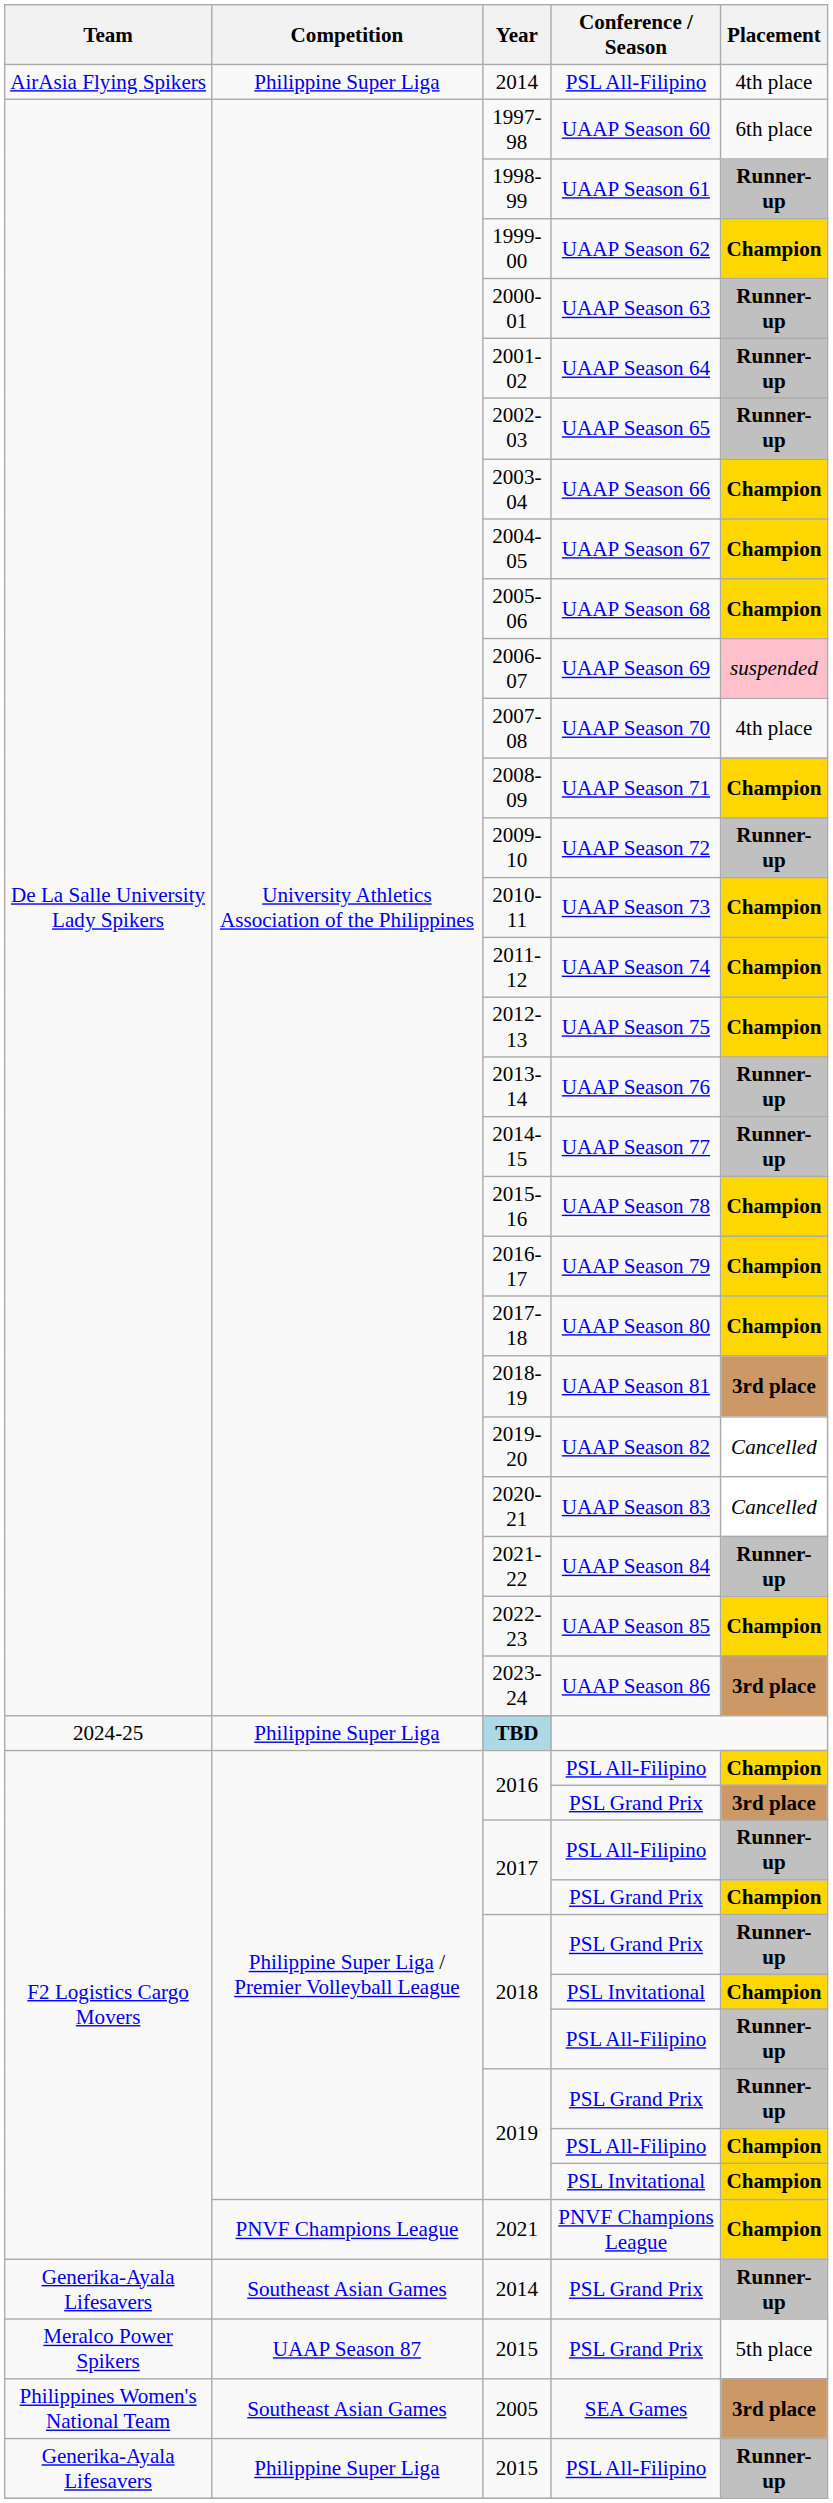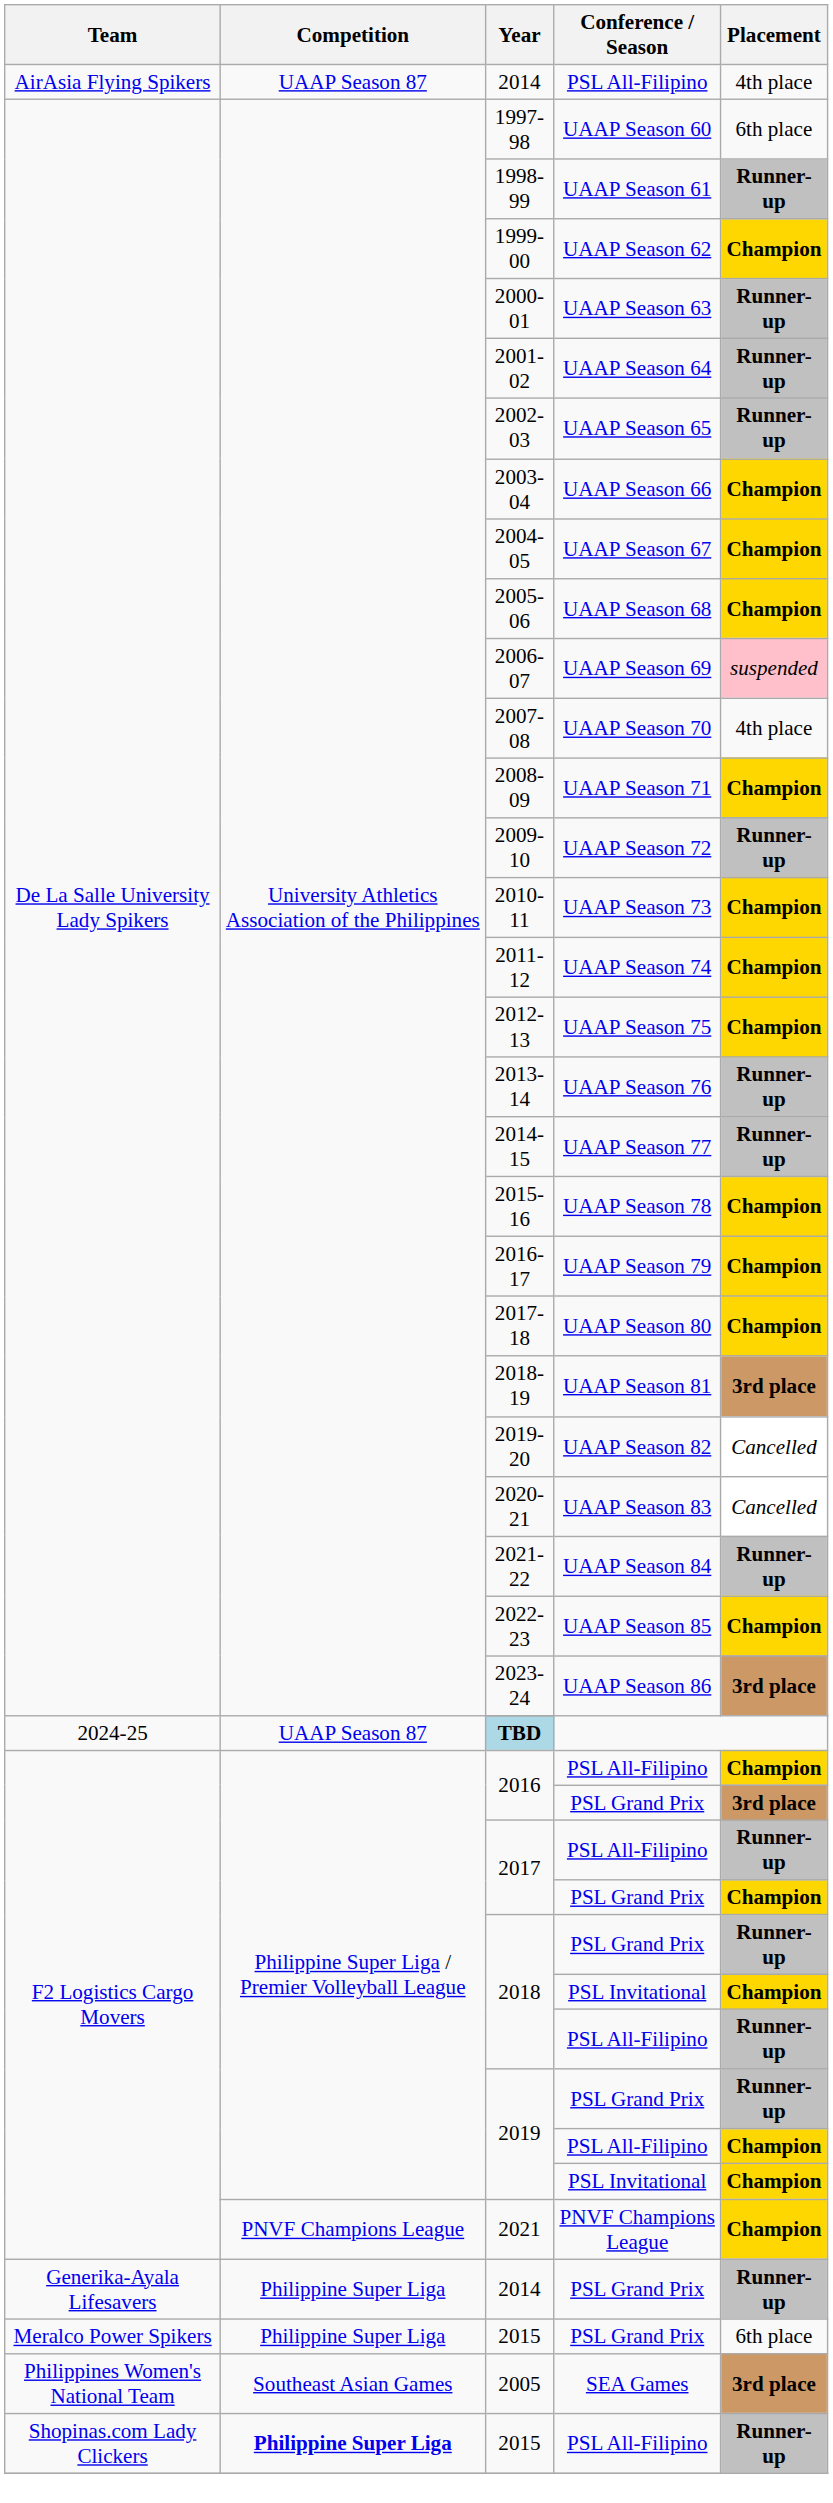(347, 81) Philippine Super Liga -> (353, 81) UAAP Season 87
(347, 1732) Philippine Super Liga -> (353, 1732) UAAP Season 87
(347, 2288) Southeast Asian Games -> (353, 2288) Philippine Super Liga
(347, 2348) UAAP Season 87 -> (353, 2335) Philippine Super Liga
(774, 2348) 5th place -> (774, 2335) 6th place
(108, 2468) Generika-Ayala Lifesavers -> (113, 2443) Shopinas.com Lady Clickers
(347, 2468) normal -> (353, 2443) bold
